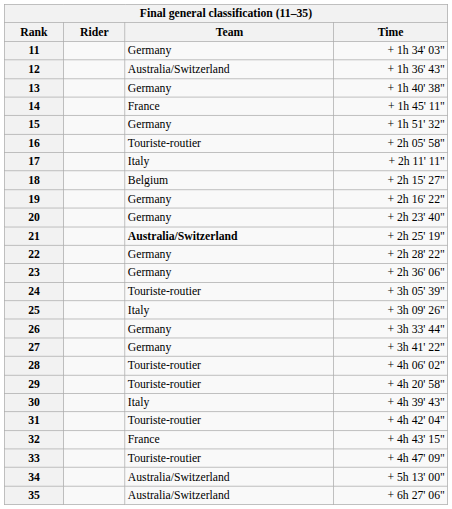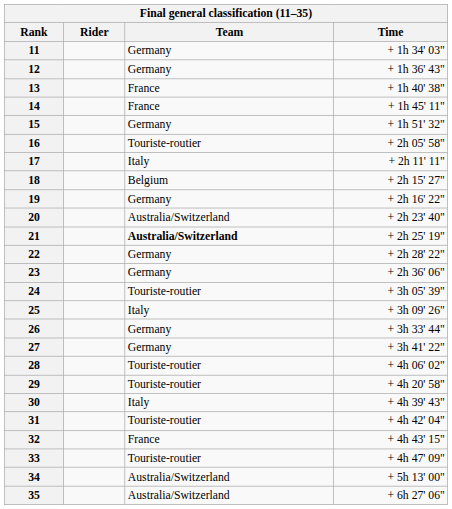(179, 69) Australia/Switzerland -> (150, 69) Germany
(150, 87) Germany -> (144, 87) France
(150, 217) Germany -> (179, 217) Australia/Switzerland
